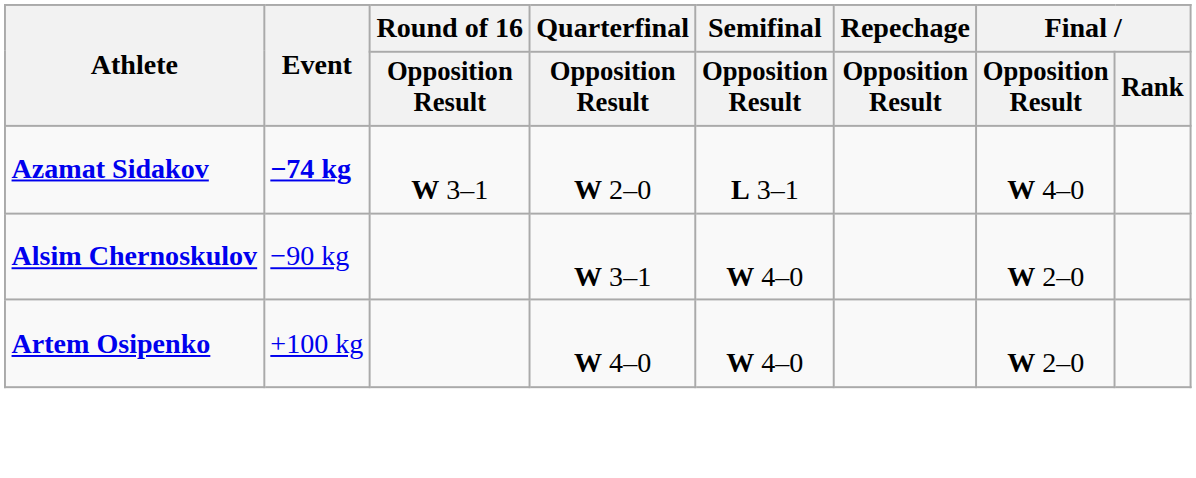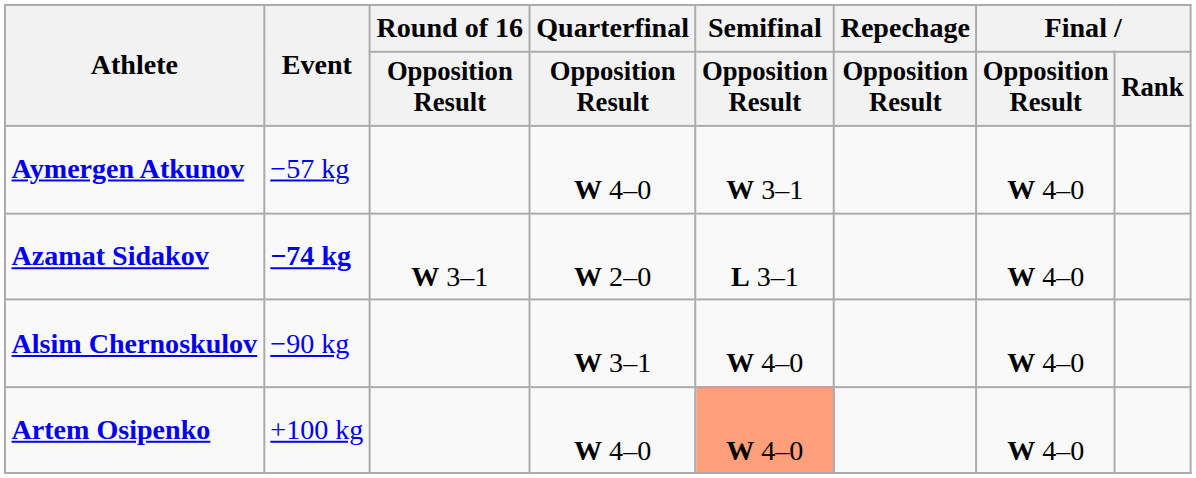+ row: (128, 169)
(1046, 276) W 2–0 -> (1046, 363) W 4–0
(765, 363) no background -> (765, 450) lightsalmon background
(1046, 363) W 2–0 -> (1046, 450) W 4–0
